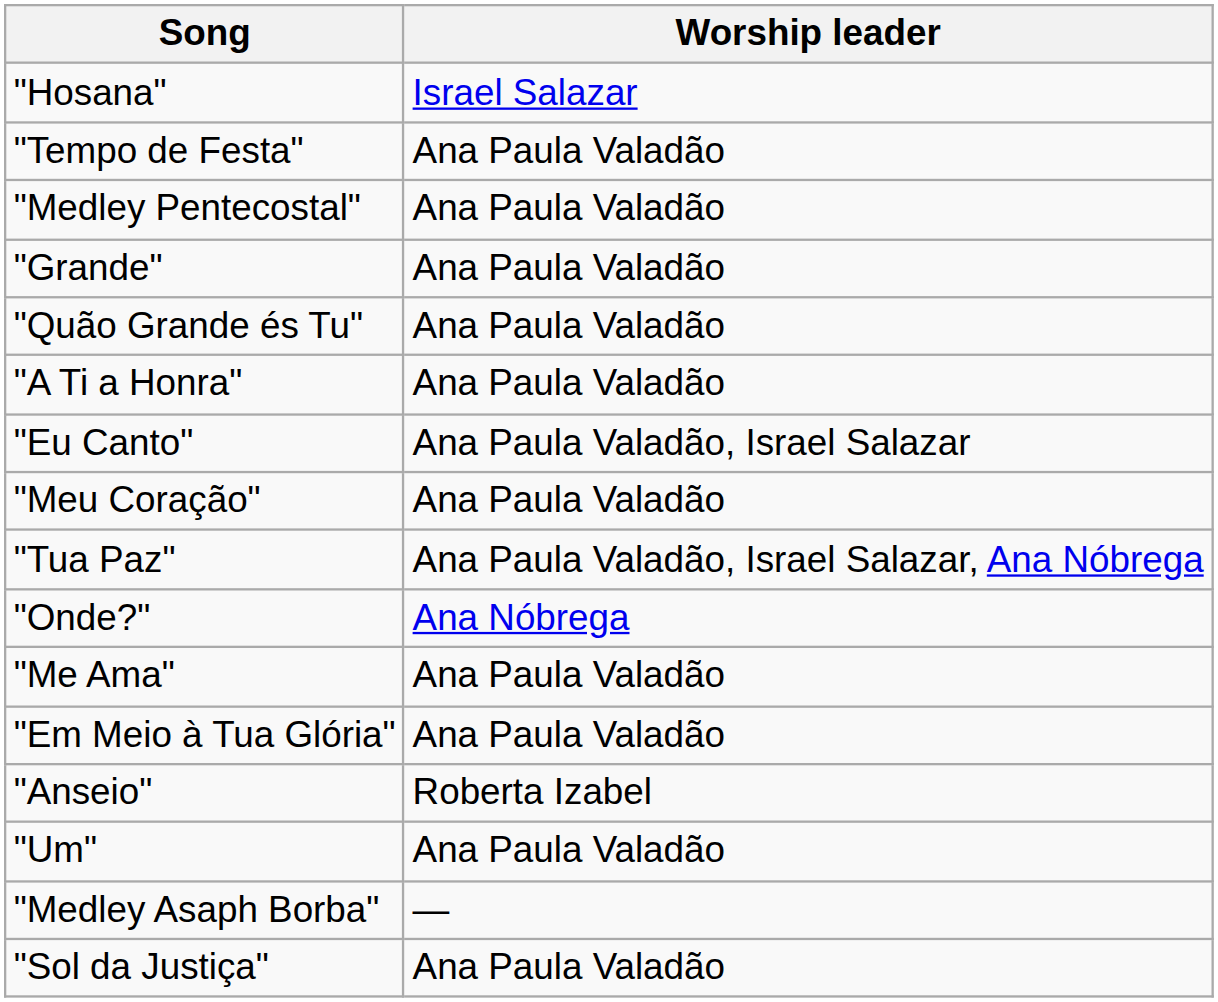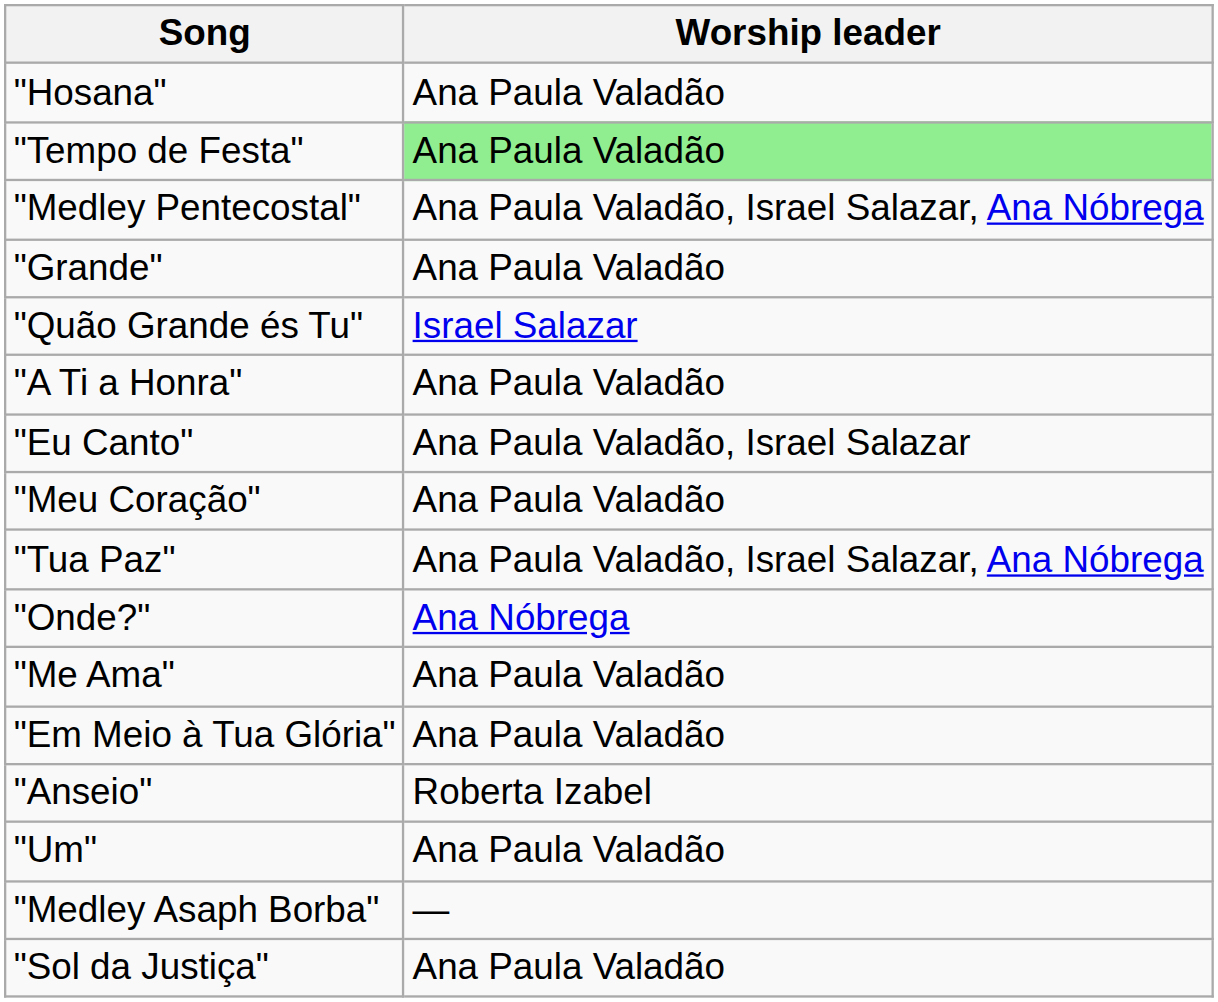(525, 92) Israel Salazar -> (569, 92) Ana Paula Valadão
(569, 150) no background -> (569, 150) lightgreen background
(569, 208) Ana Paula Valadão -> (808, 208) Ana Paula Valadão, Israel Salazar, Ana Nóbrega
(569, 325) Ana Paula Valadão -> (525, 325) Israel Salazar
